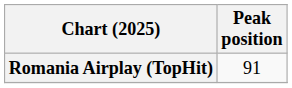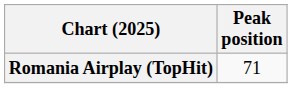(252, 67) 91 -> (252, 67) 71
